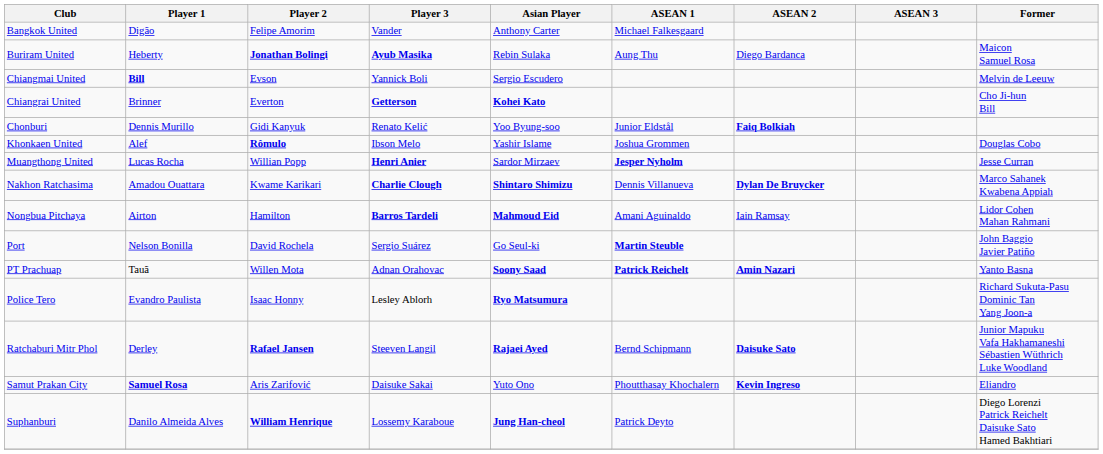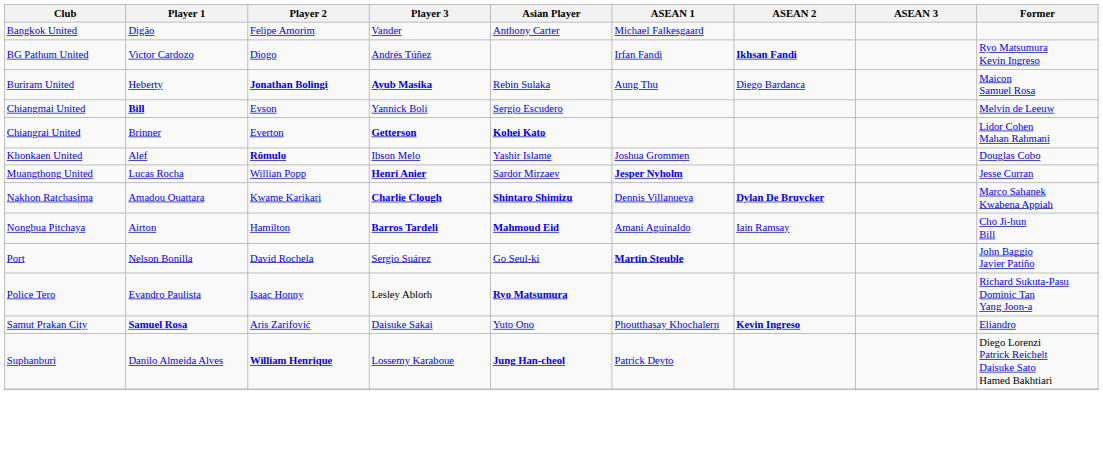+ row: (48, 55)
(1003, 102) Cho Ji-hun Bill -> (1015, 133) Lidor Cohen Mahan Rahmani
- row: (27, 126)
(1015, 215) Lidor Cohen Mahan Rahmani -> (1003, 228) Cho Ji-hun Bill
- row: (34, 269)
- row: (52, 349)
